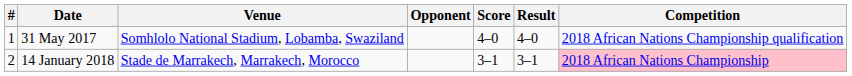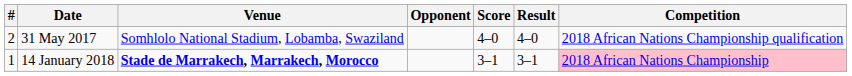(11, 37) 1 -> (11, 37) 2
(11, 60) 2 -> (11, 60) 1
(240, 60) normal -> (250, 60) bold
